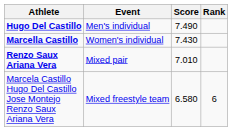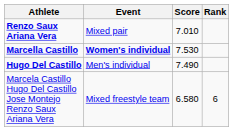rows swapped: (44, 26) <-> (32, 60)
(125, 41) normal -> (128, 51) bold
(186, 41) 7.430 -> (187, 51) 7.530
